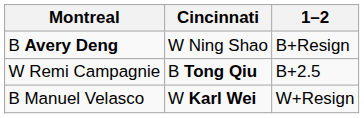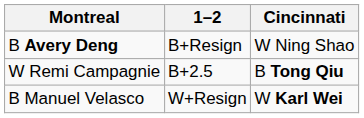columns swapped: (315, 17) <-> (218, 17)
